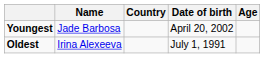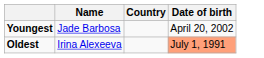- column: (248, 12)
(198, 45) no background -> (198, 45) lightsalmon background
